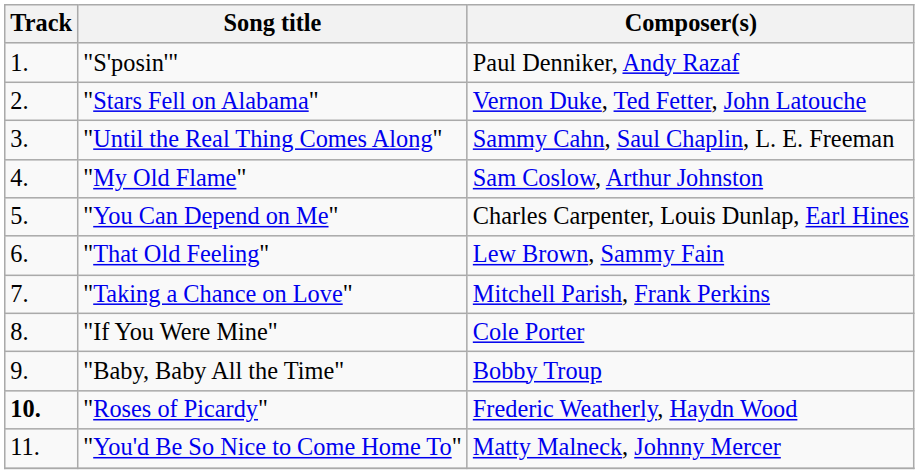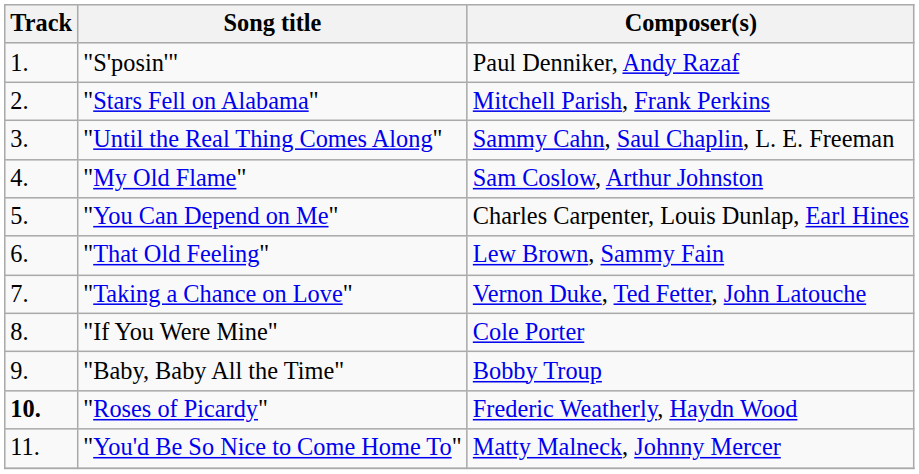(669, 100) Vernon Duke, Ted Fetter, John Latouche -> (621, 100) Mitchell Parish, Frank Perkins
(621, 293) Mitchell Parish, Frank Perkins -> (669, 293) Vernon Duke, Ted Fetter, John Latouche
